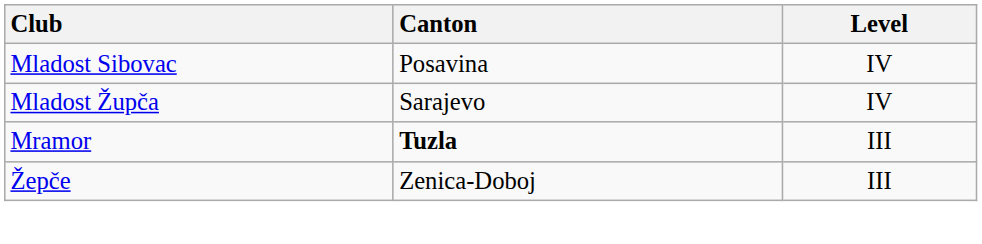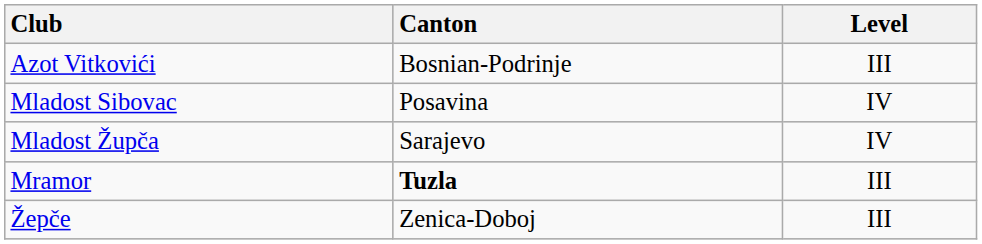+ row: (83, 63)
